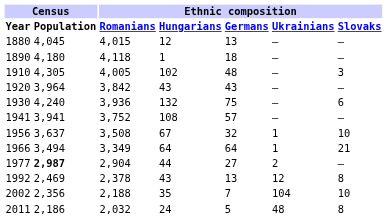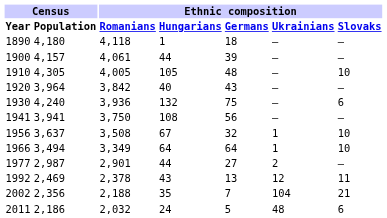- row: (18, 42)
+ row: (18, 57)
(168, 72) 102 -> (168, 72) 105
(341, 72) 3 -> (344, 72) 10
(165, 87) 43 -> (165, 87) 40
(115, 118) 3,752 -> (115, 118) 3,750
(231, 118) 57 -> (231, 118) 56
(344, 148) 21 -> (344, 148) 10
(49, 163) bold -> (49, 163) normal
(115, 163) 2,904 -> (115, 163) 2,901
(341, 179) 8 -> (344, 179) 11
(344, 194) 10 -> (344, 194) 21
(341, 209) 8 -> (341, 209) 6
